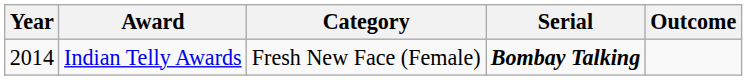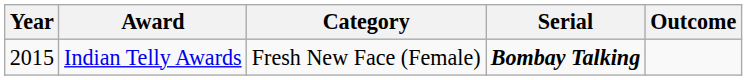(32, 57) 2014 -> (32, 57) 2015
